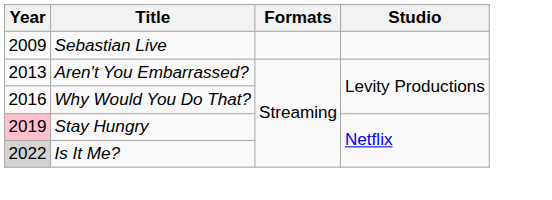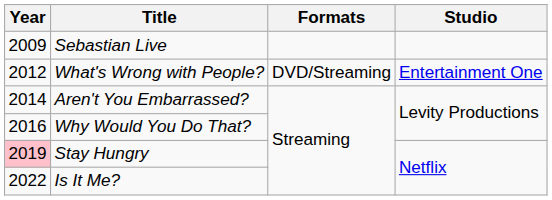+ row: (159, 72)
(28, 72) 2013 -> (28, 99) 2014
(28, 153) lightgrey background -> (28, 180) no background
